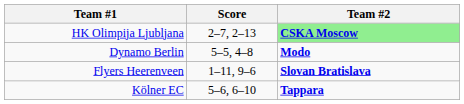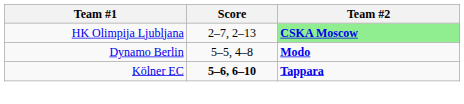- row: (139, 71)
(232, 90) normal -> (232, 71) bold
